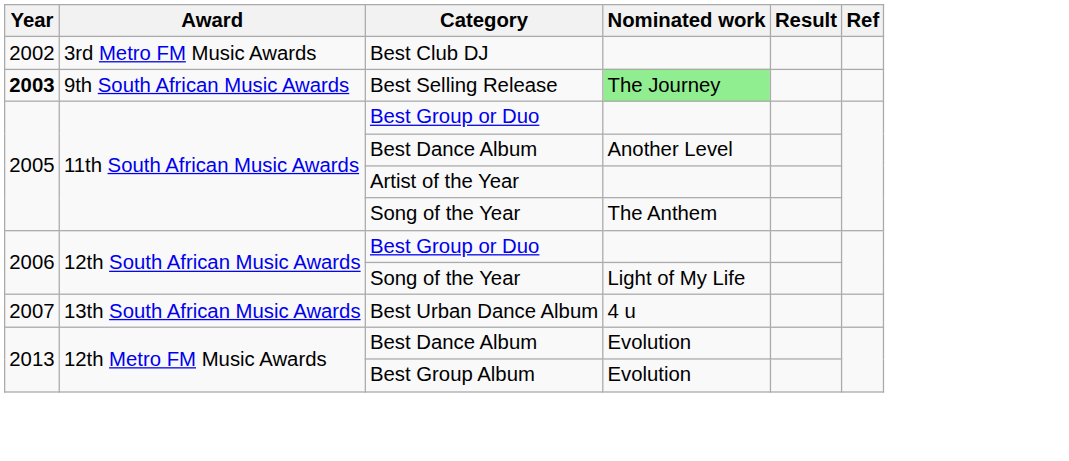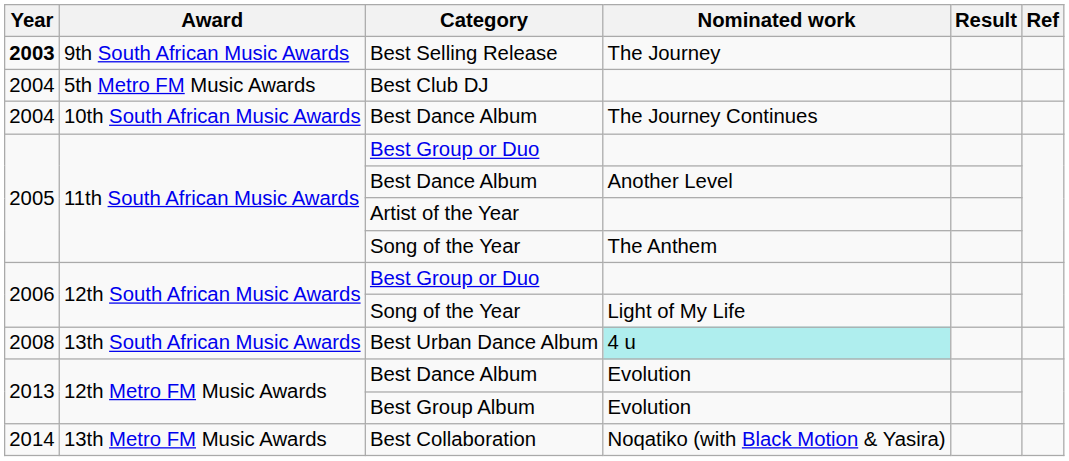- row: (190, 52)
(664, 85) lightgreen background -> (664, 52) no background
+ row: (190, 85)
+ row: (212, 117)
(32, 310) 2007 -> (32, 342) 2008
(622, 310) no background -> (622, 342) paleturquoise background
+ row: (195, 439)
